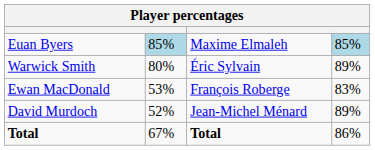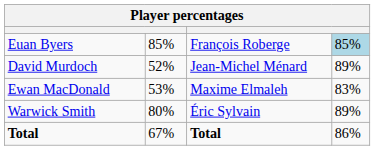(161, 44) lightblue background -> (161, 44) no background
(239, 44) Maxime Elmaleh -> (240, 44) François Roberge
rows swapped: (52, 66) <-> (52, 111)
(240, 89) François Roberge -> (239, 89) Maxime Elmaleh
